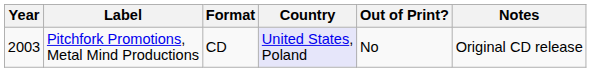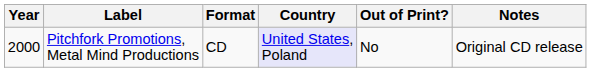(24, 47) 2003 -> (24, 47) 2000
